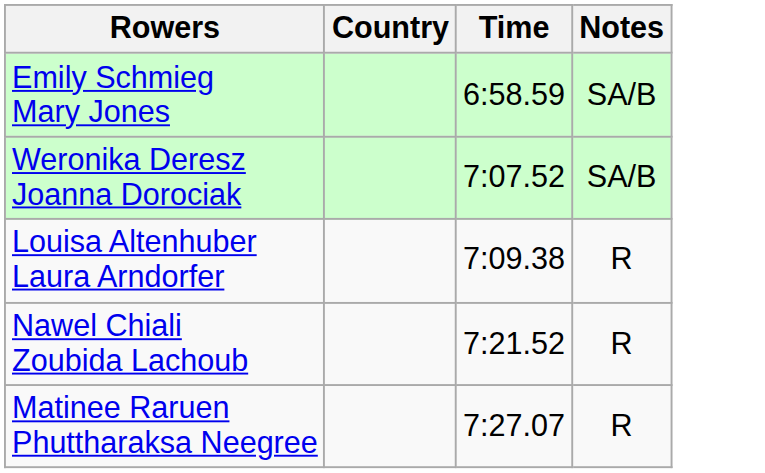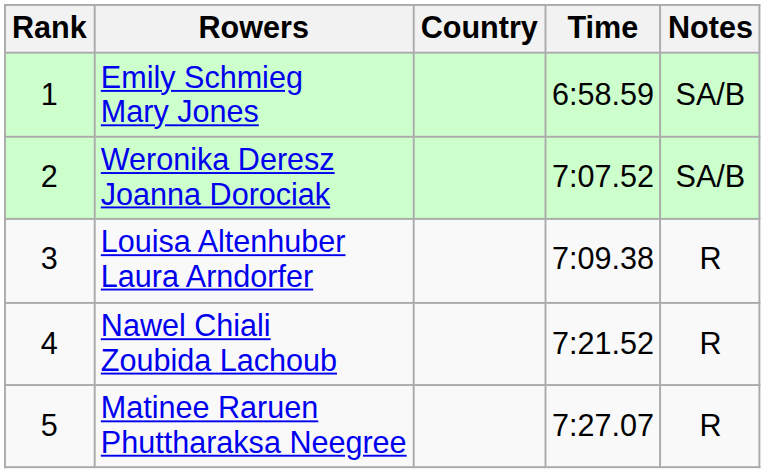+ column: (49, 28)
